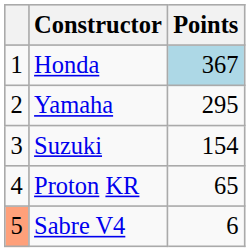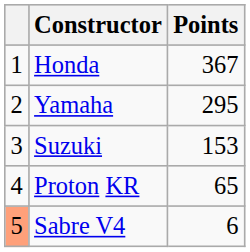(220, 65) lightblue background -> (220, 65) no background
(220, 145) 154 -> (220, 145) 153
